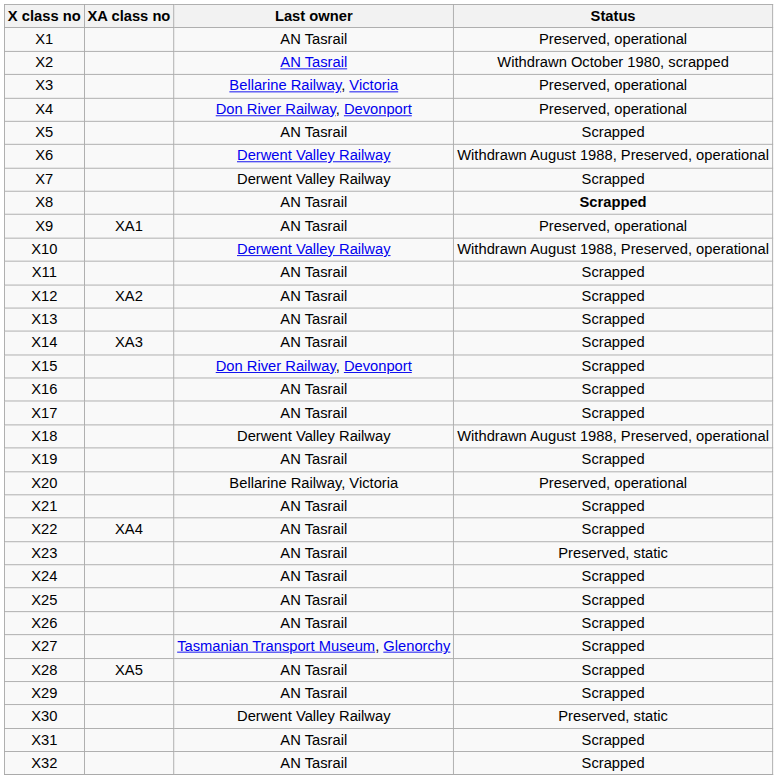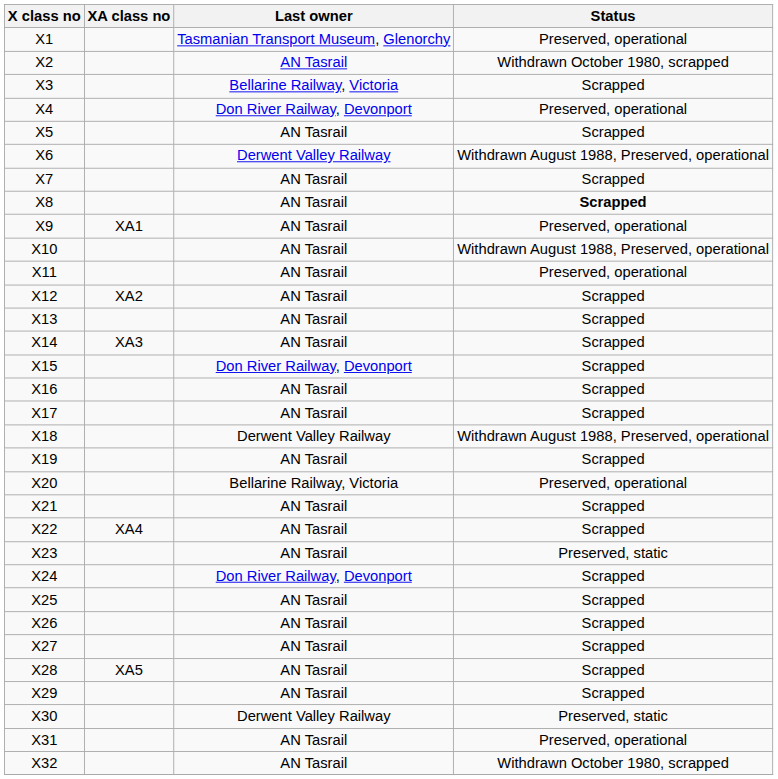(314, 39) AN Tasrail -> (314, 39) Tasmanian Transport Museum, Glenorchy
(613, 86) Preserved, operational -> (613, 86) Scrapped
(314, 179) Derwent Valley Railway -> (314, 179) AN Tasrail
(314, 249) Derwent Valley Railway -> (314, 249) AN Tasrail
(613, 272) Scrapped -> (613, 272) Preserved, operational
(314, 576) AN Tasrail -> (314, 576) Don River Railway, Devonport
(314, 646) Tasmanian Transport Museum, Glenorchy -> (314, 646) AN Tasrail
(613, 739) Scrapped -> (613, 739) Preserved, operational
(613, 763) Scrapped -> (613, 763) Withdrawn October 1980, scrapped
